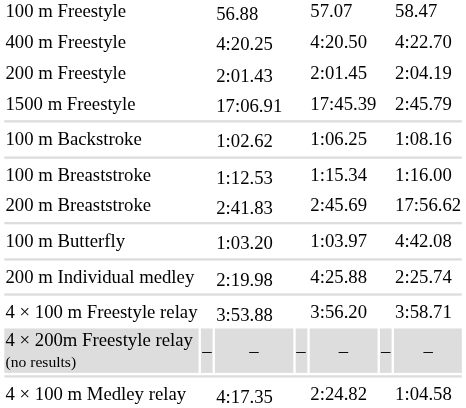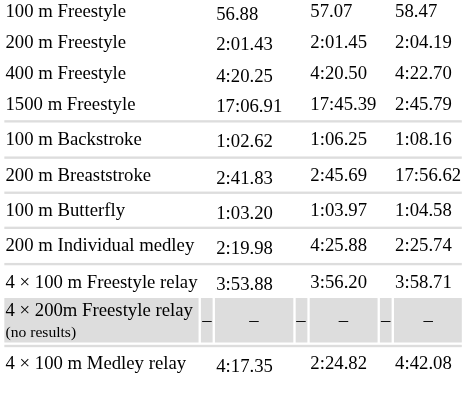rows swapped: (66, 73) <-> (66, 42)
- row: (78, 174)
(423, 241) 4:42.08 -> (423, 210) 1:04.58
(423, 394) 1:04.58 -> (423, 363) 4:42.08
